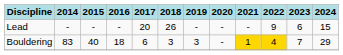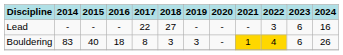(145, 27) 20 -> (145, 27) 22
(171, 27) 26 -> (171, 27) 27
(274, 27) 9 -> (274, 27) 3
(325, 27) 15 -> (325, 27) 16
(145, 42) 6 -> (145, 42) 8
(300, 42) 7 -> (300, 42) 6
(325, 42) 29 -> (325, 42) 26
